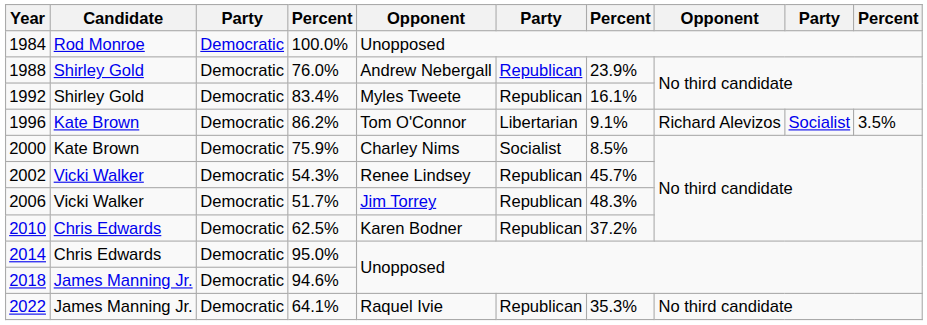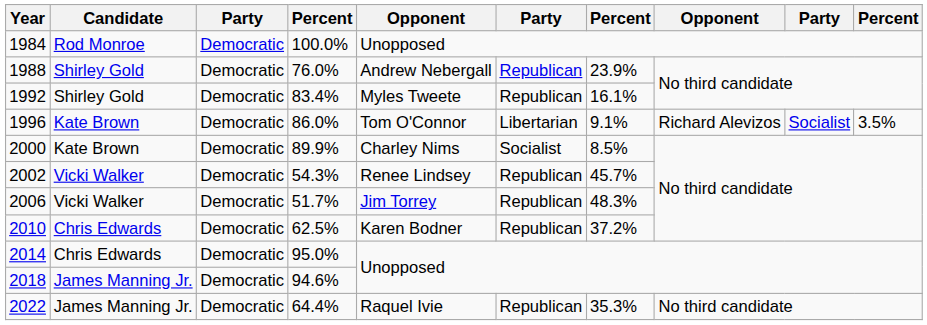(315, 123) 86.2% -> (315, 123) 86.0%
(315, 149) 75.9% -> (315, 149) 89.9%
(315, 306) 64.1% -> (315, 306) 64.4%
